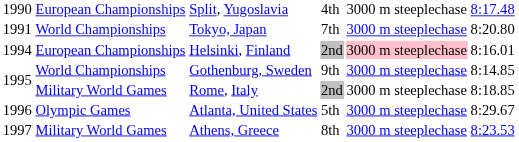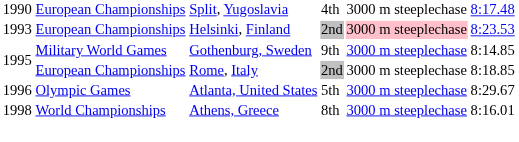- row: (228, 29)
(17, 50) 1994 -> (17, 29) 1993
(493, 50) 8:16.01 -> (493, 29) 8:23.53
(101, 70) World Championships -> (101, 50) Military World Games
(101, 90) Military World Games -> (111, 70) European Championships
(17, 130) 1997 -> (17, 110) 1998
(101, 130) Military World Games -> (101, 110) World Championships
(493, 130) 8:23.53 -> (493, 110) 8:16.01
